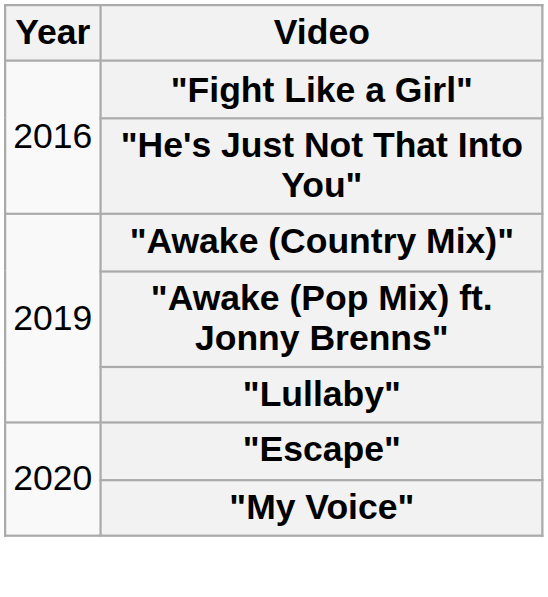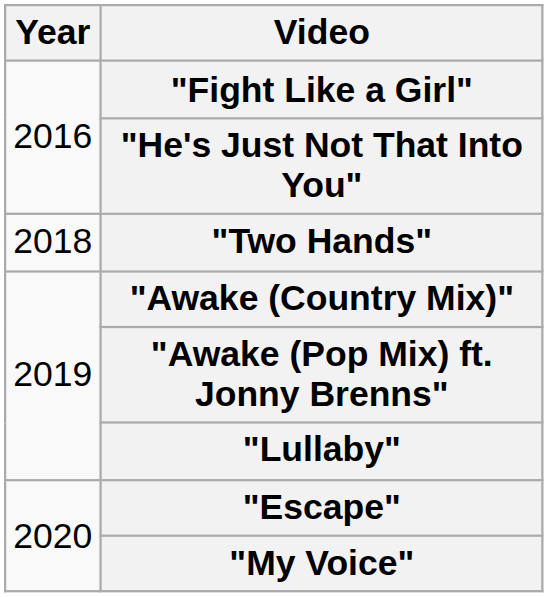+ row: (322, 241)
